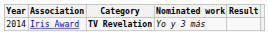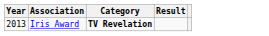- column: (191, 11)
(16, 24) 2014 -> (16, 24) 2013
